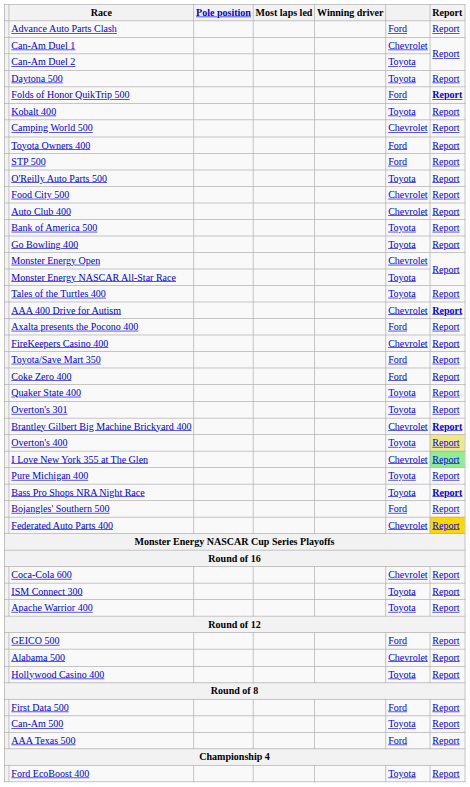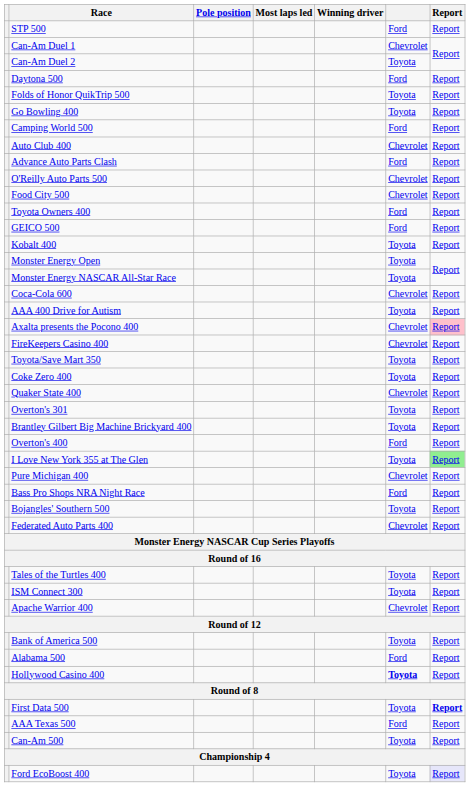rows swapped: (64, 29) <-> (29, 161)
(402, 79) Toyota -> (398, 79) Ford
(398, 95) Ford -> (402, 95) Toyota
(447, 95) bold -> (446, 95) normal
rows swapped: (34, 112) <-> (45, 244)
(408, 128) Chevrolet -> (398, 128) Ford
rows swapped: (41, 211) <-> (51, 145)
(402, 178) Toyota -> (408, 178) Chevrolet
rows swapped: (35, 641) <-> (54, 227)
(408, 261) Chevrolet -> (402, 261) Toyota
rows swapped: (42, 575) <-> (59, 294)
(408, 310) Chevrolet -> (402, 310) Toyota
(447, 310) bold -> (446, 310) normal
(398, 327) Ford -> (408, 327) Chevrolet
(446, 327) no background -> (446, 327) pink background
(398, 360) Ford -> (402, 360) Toyota
(398, 376) Ford -> (402, 376) Toyota
(402, 393) Toyota -> (408, 393) Chevrolet
(408, 426) Chevrolet -> (402, 426) Toyota
(447, 426) bold -> (446, 426) normal
(402, 443) Toyota -> (398, 443) Ford
(446, 443) khaki background -> (446, 443) no background
(408, 459) Chevrolet -> (402, 459) Toyota
(402, 476) Toyota -> (408, 476) Chevrolet
(402, 492) Toyota -> (398, 492) Ford
(447, 492) bold -> (446, 492) normal
(398, 509) Ford -> (402, 509) Toyota
(446, 525) gold background -> (446, 525) no background
(402, 608) Toyota -> (408, 608) Chevrolet
(408, 658) Chevrolet -> (398, 658) Ford
(402, 674) normal -> (403, 674) bold
(398, 707) Ford -> (402, 707) Toyota
(446, 707) normal -> (447, 707) bold
rows swapped: (43, 740) <-> (37, 724)
(446, 773) no background -> (446, 773) lavender background
